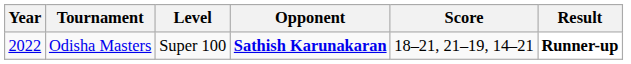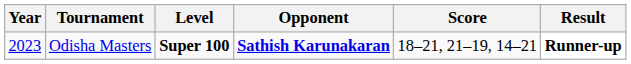(25, 45) 2022 -> (25, 45) 2023
(193, 45) normal -> (194, 45) bold
